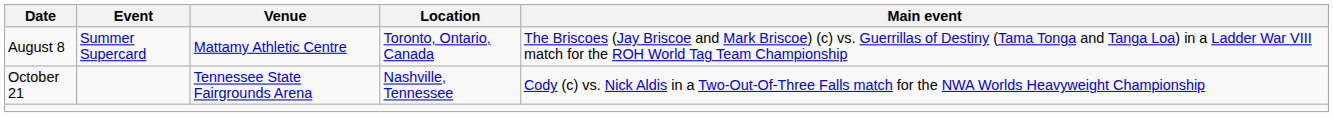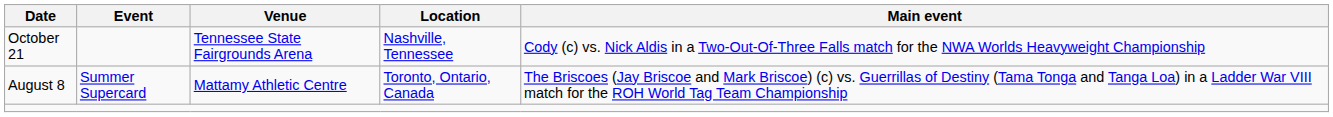rows swapped: (36, 46) <-> (34, 85)
